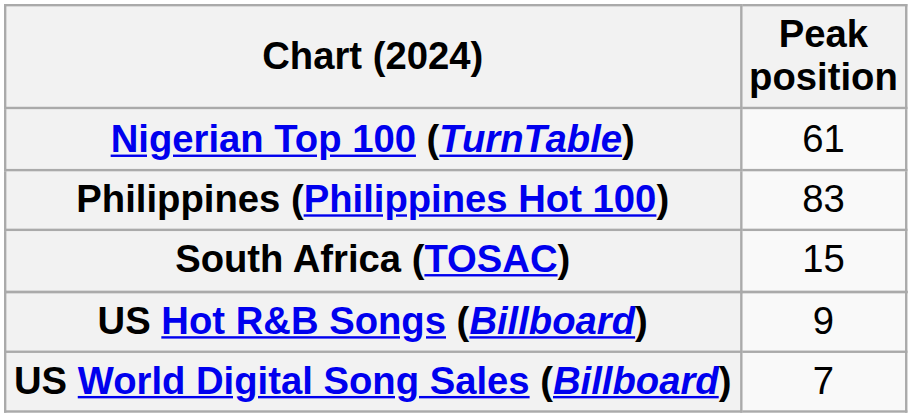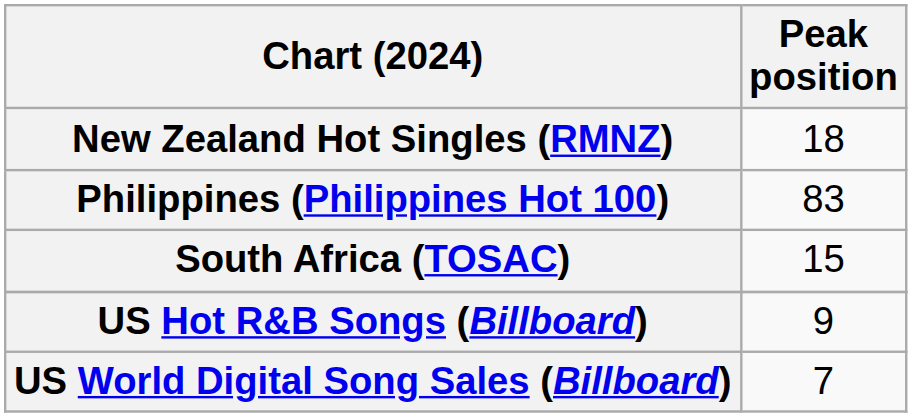+ row: (373, 138)
- row: (373, 138)
